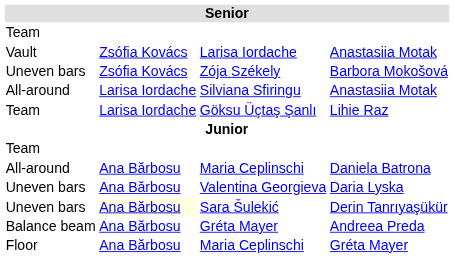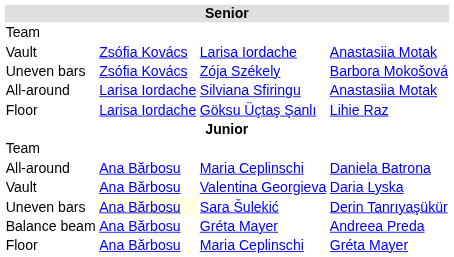(23, 110) Team -> (22, 110) Floor
(46, 187) Uneven bars -> (21, 187) Vault
